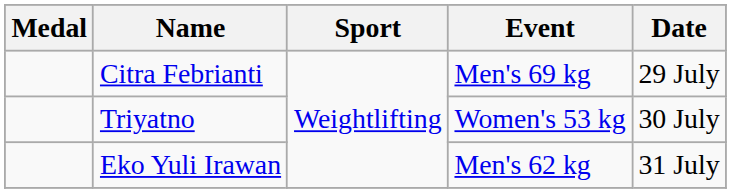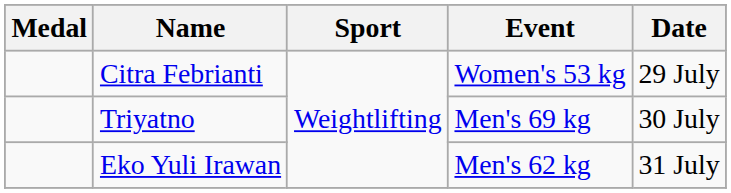(523, 73) Men's 69 kg -> (540, 73) Women's 53 kg
(540, 119) Women's 53 kg -> (523, 119) Men's 69 kg
